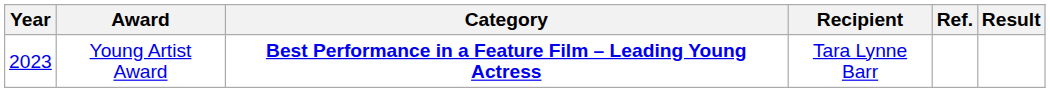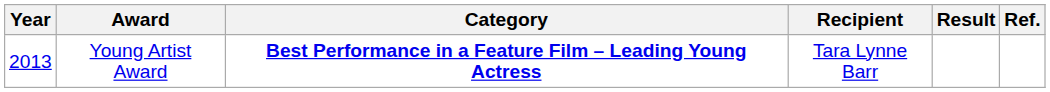columns swapped: (1011, 19) <-> (955, 19)
(30, 60) 2023 -> (30, 60) 2013
